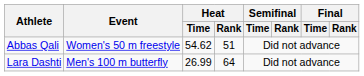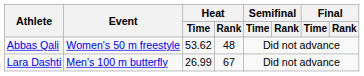(198, 46) 54.62 -> (198, 46) 53.62
(229, 46) 51 -> (229, 46) 48
(229, 63) 64 -> (229, 63) 67
